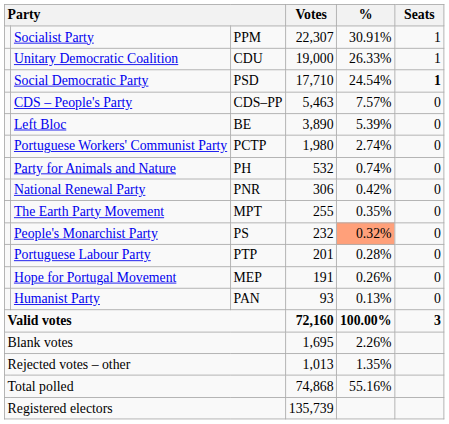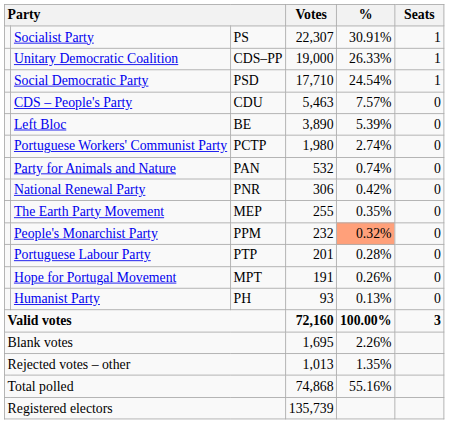(247, 37) PPM -> (241, 37) PS
(248, 59) CDU -> (258, 59) CDS–PP
(437, 80) bold -> (437, 80) normal
(258, 102) CDS–PP -> (248, 102) CDU
(242, 168) PH -> (247, 168) PAN
(248, 211) MPT -> (248, 211) MEP
(241, 233) PS -> (247, 233) PPM
(248, 277) MEP -> (248, 277) MPT
(247, 299) PAN -> (242, 299) PH
